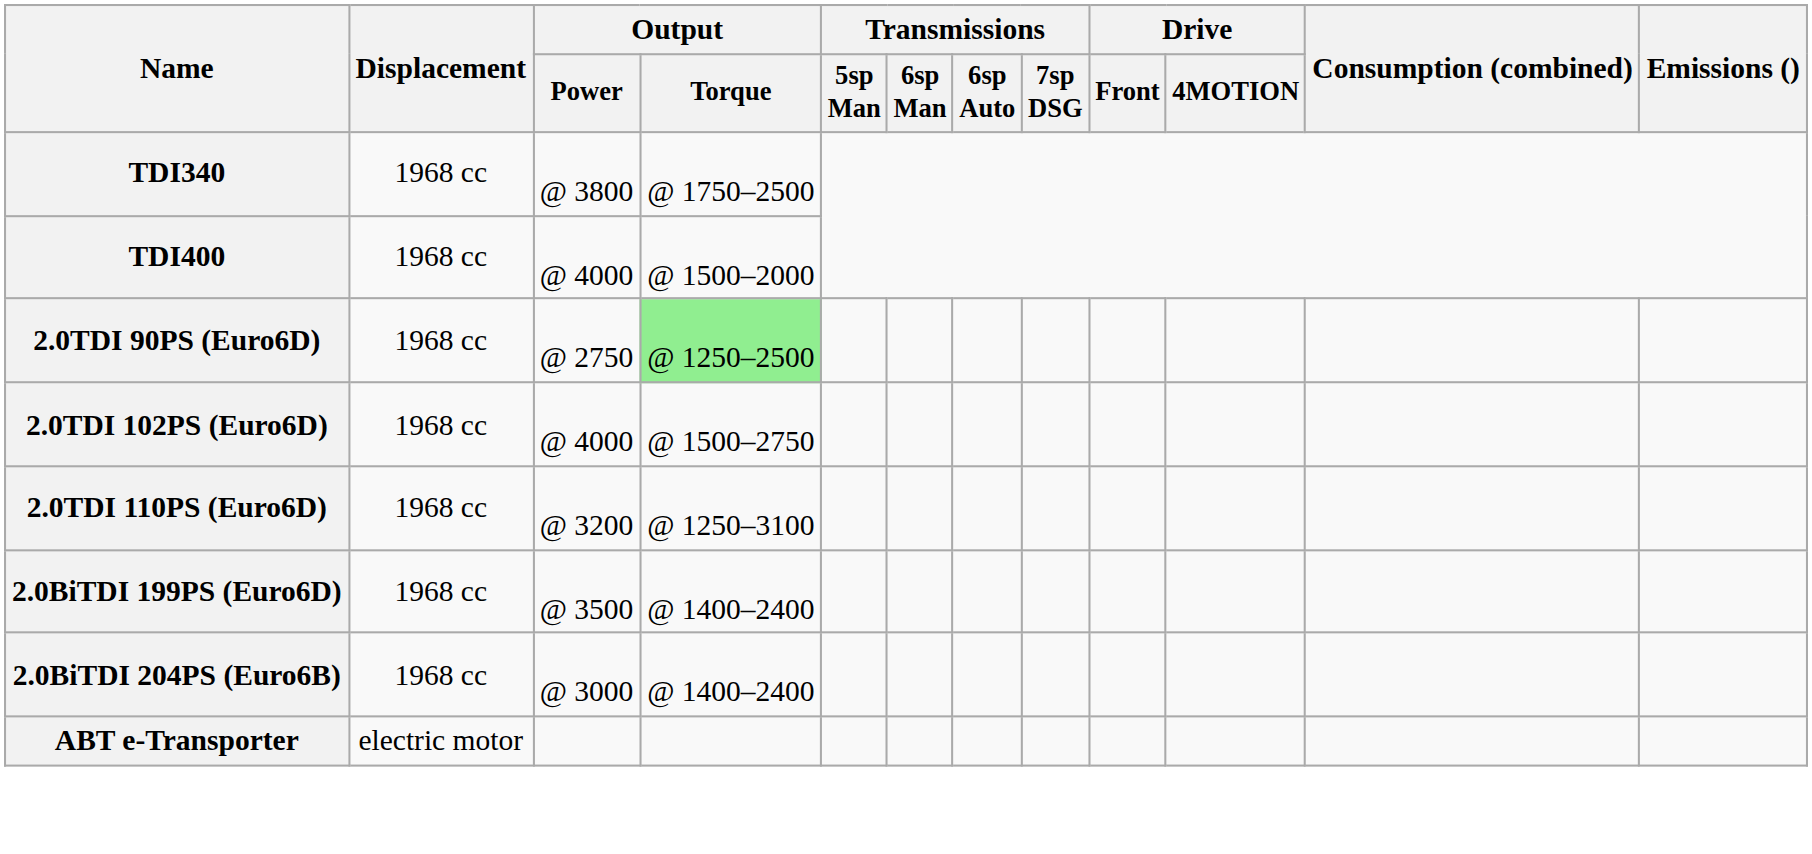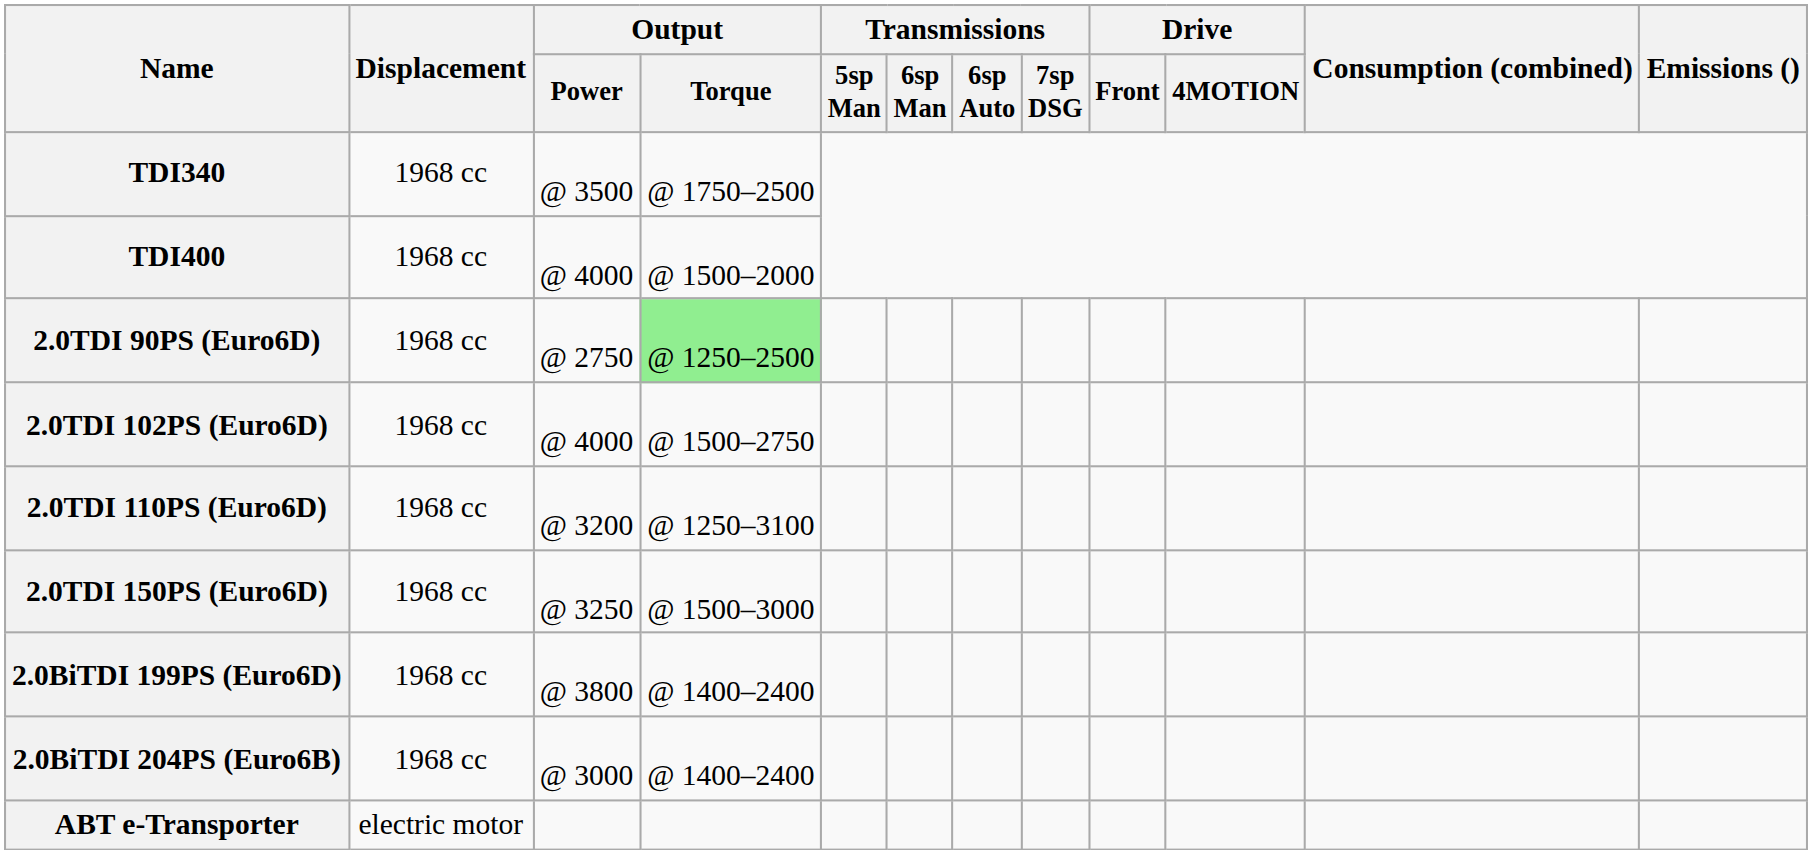(587, 190) @ 3800 -> (587, 190) @ 3500
+ row: (177, 591)
(587, 608) @ 3500 -> (587, 692) @ 3800
